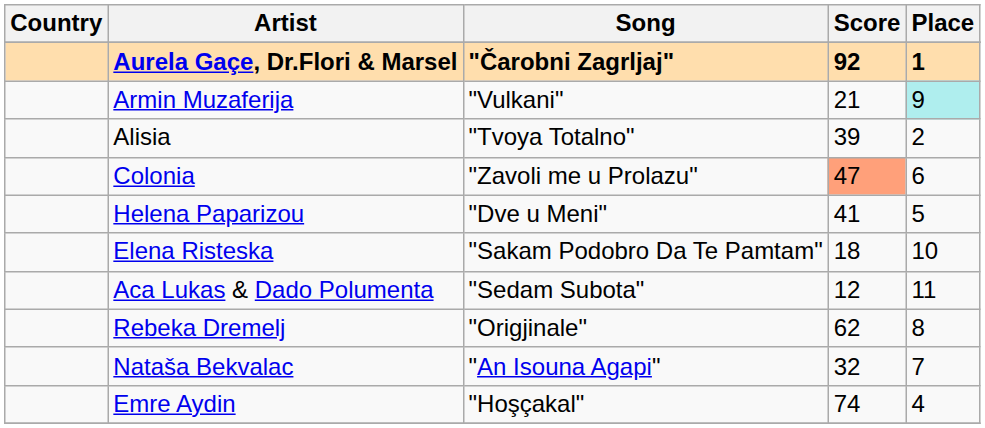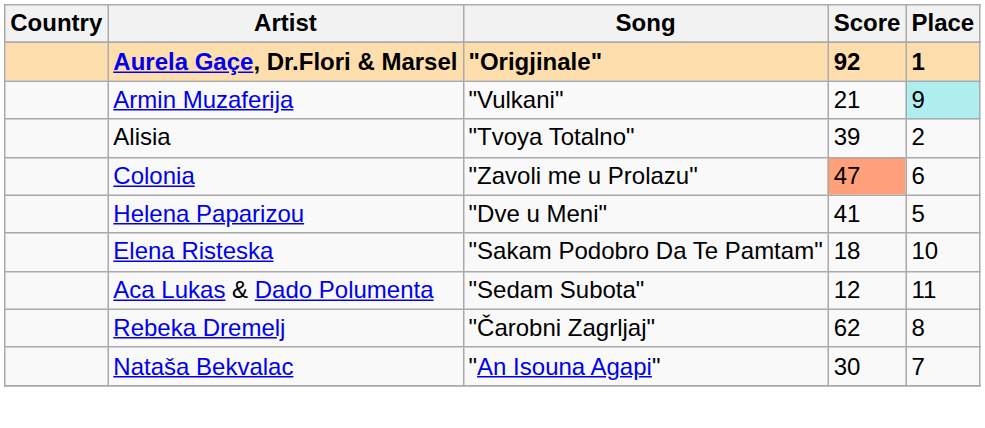(571, 61) "Čarobni Zagrljaj" -> (535, 61) "Origjinale"
(528, 328) "Origjinale" -> (562, 328) "Čarobni Zagrljaj"
(847, 366) 32 -> (847, 366) 30
- row: (174, 404)
